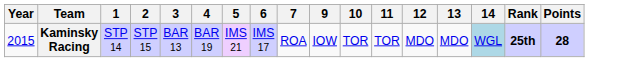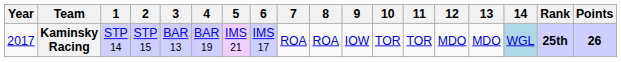+ column: (326, 14)
(21, 40) 2015 -> (21, 40) 2017
(562, 40) 28 -> (595, 40) 26
